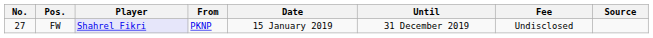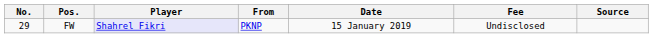- column: (426, 12)
(20, 26) 27 -> (24, 26) 29
